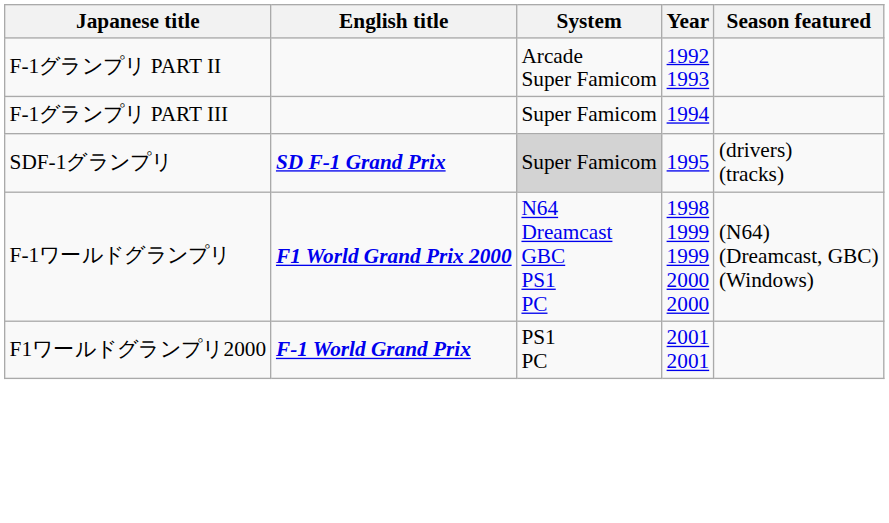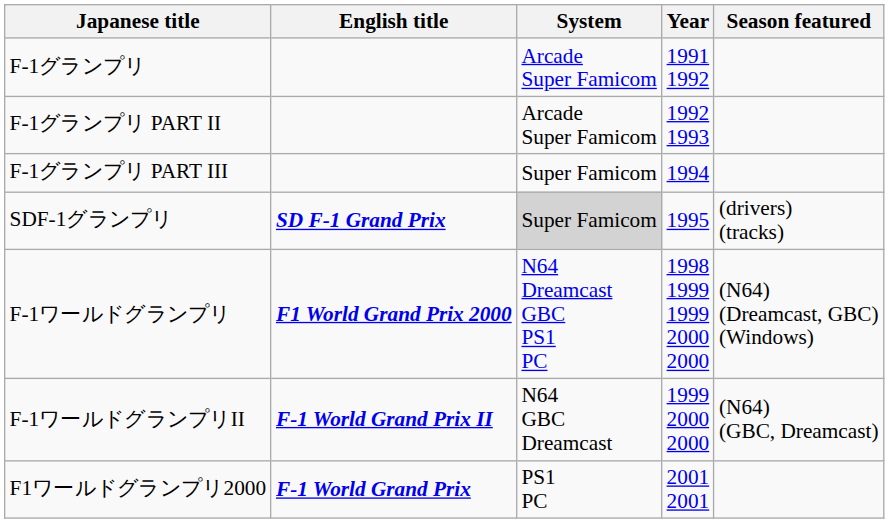+ row: (78, 66)
+ row: (127, 418)
